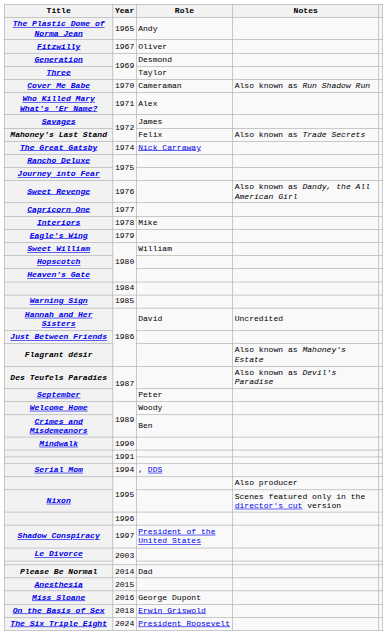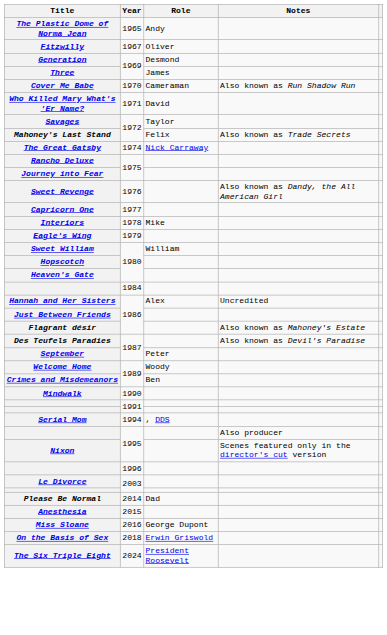(153, 73) Taylor -> (158, 73) James
(148, 104) Alex -> (158, 104) David
(150, 121) James -> (160, 121) Taylor
- row: (59, 302)
(150, 319) David -> (155, 302) Alex
- row: (59, 537)
